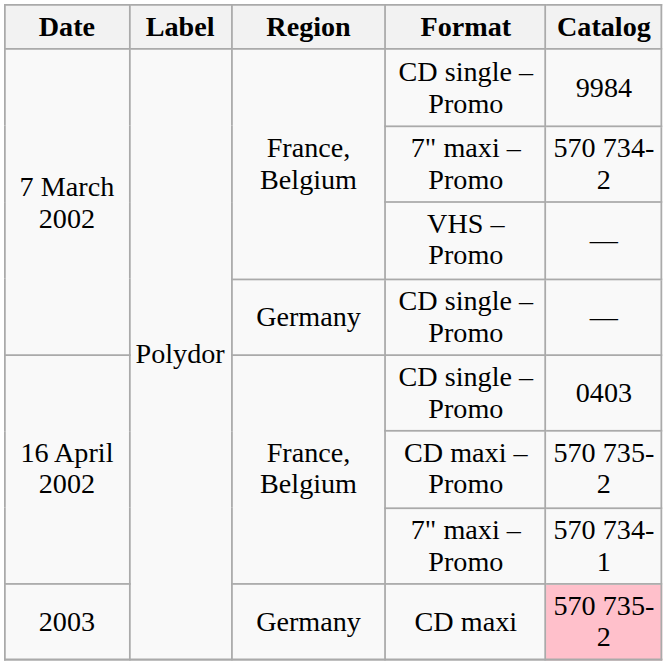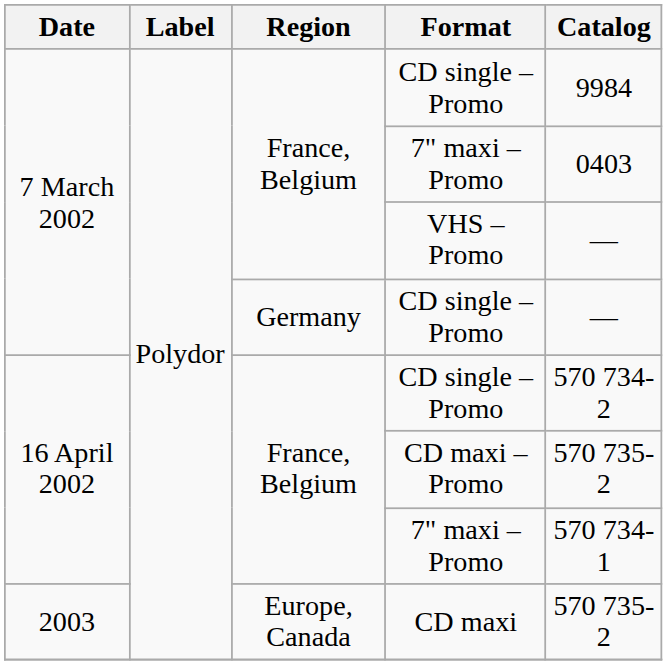(604, 163) 570 734-2 -> (604, 163) 0403
(604, 392) 0403 -> (604, 392) 570 734-2
(309, 621) Germany -> (309, 621) Europe, Canada
(604, 621) pink background -> (604, 621) no background
